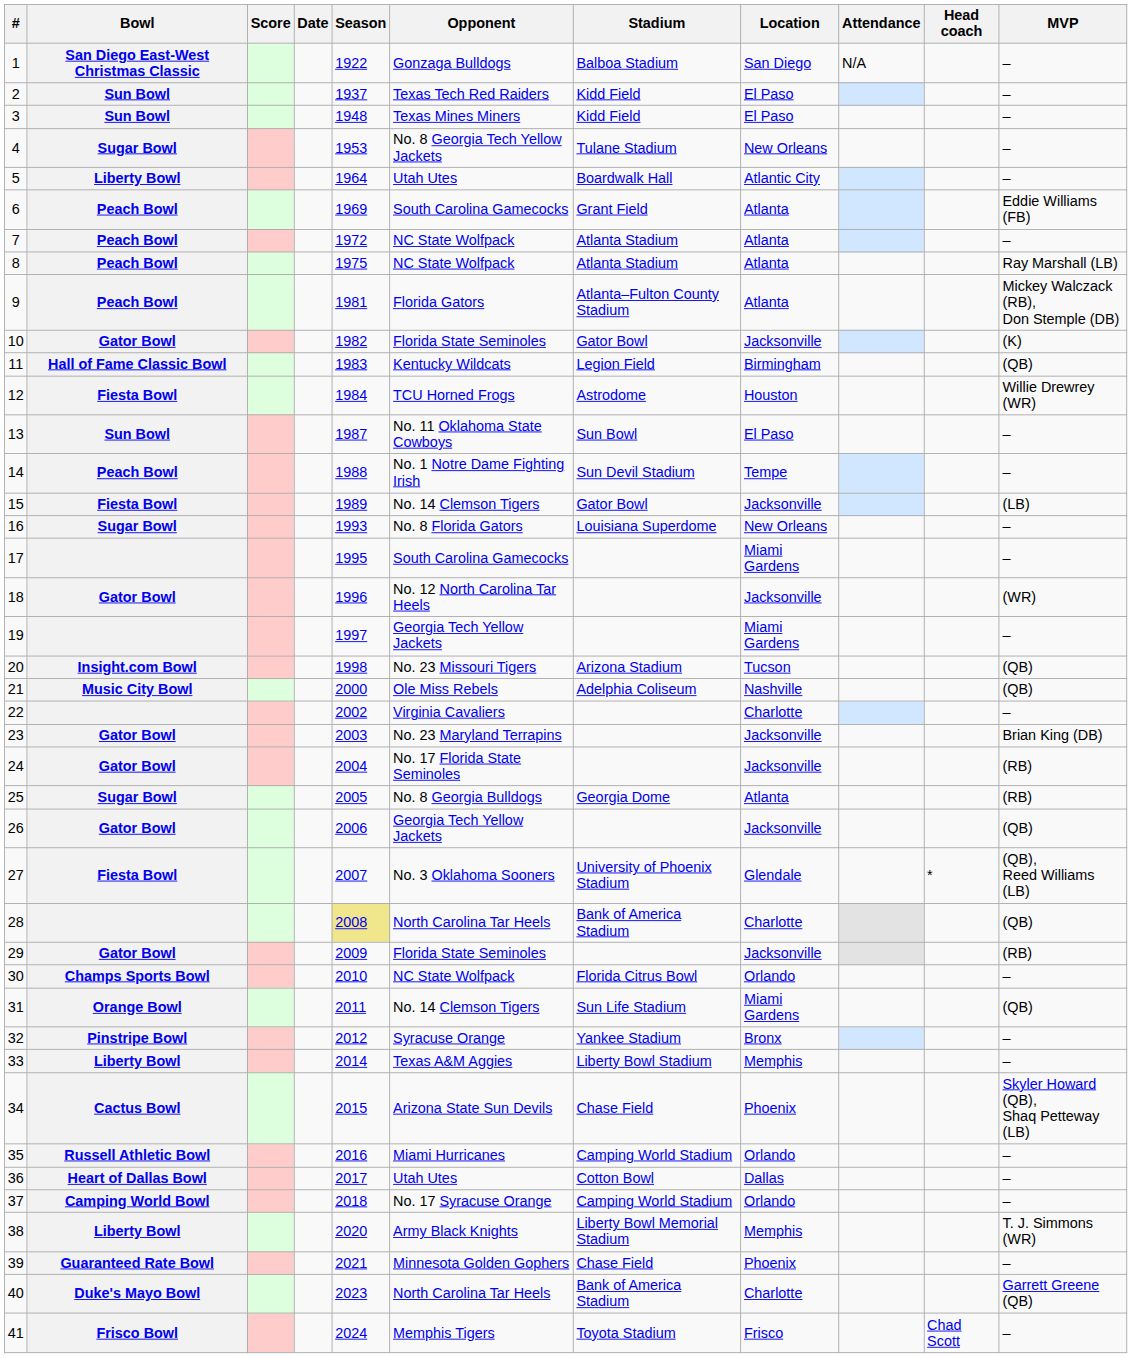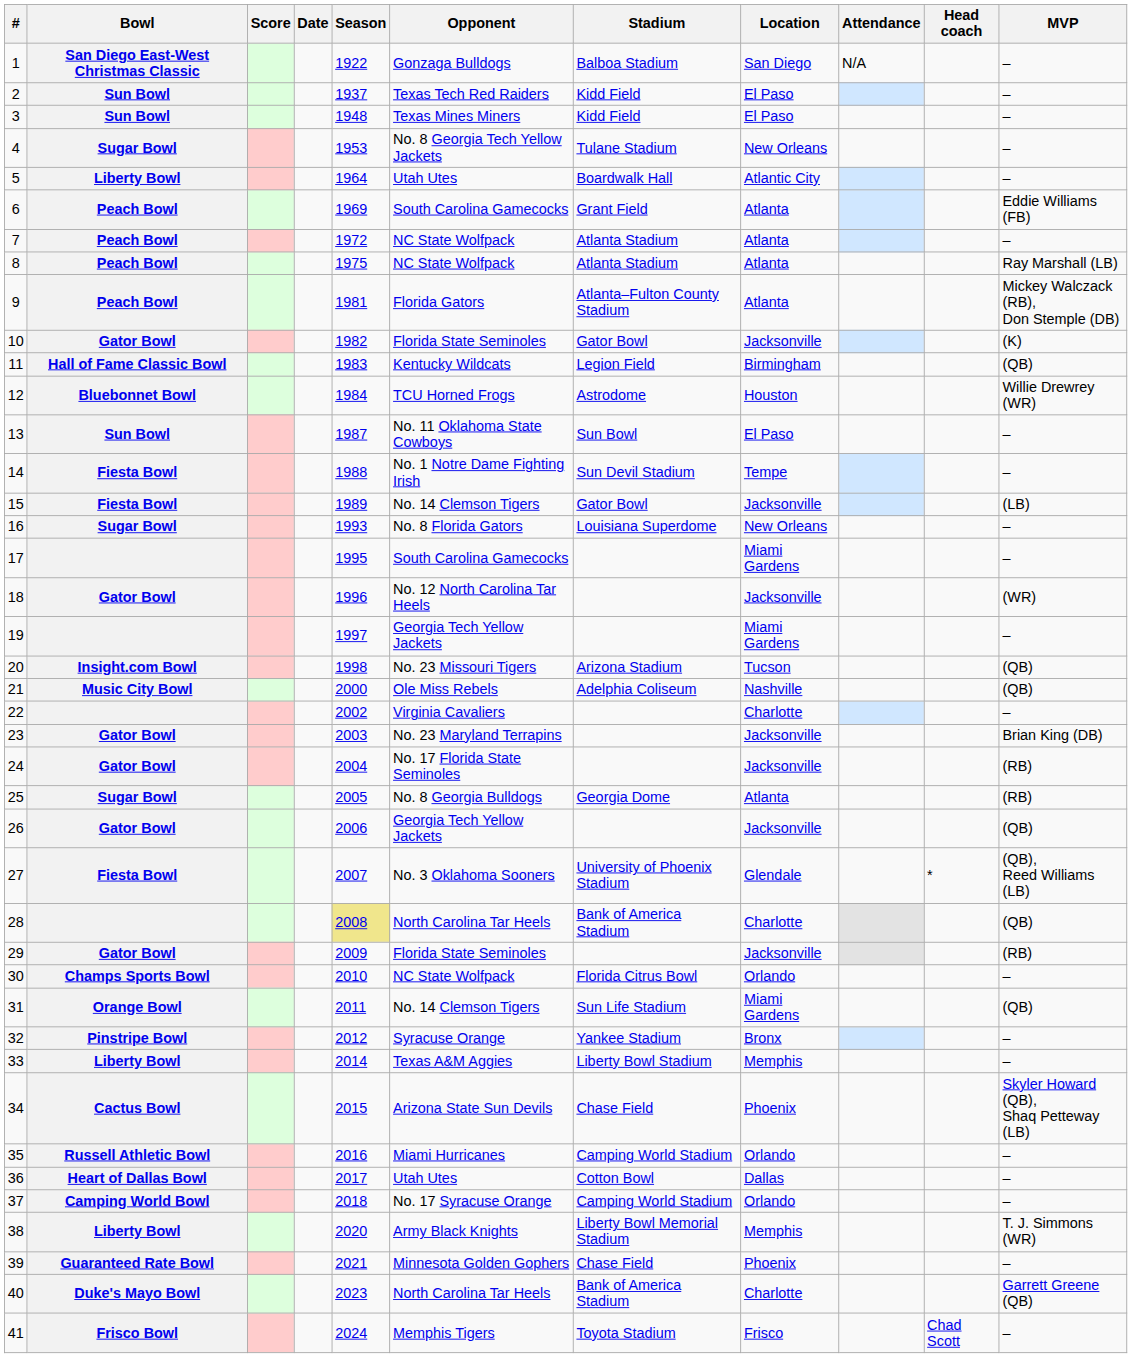(137, 395) Fiesta Bowl -> (137, 395) Bluebonnet Bowl
(137, 473) Peach Bowl -> (137, 473) Fiesta Bowl
